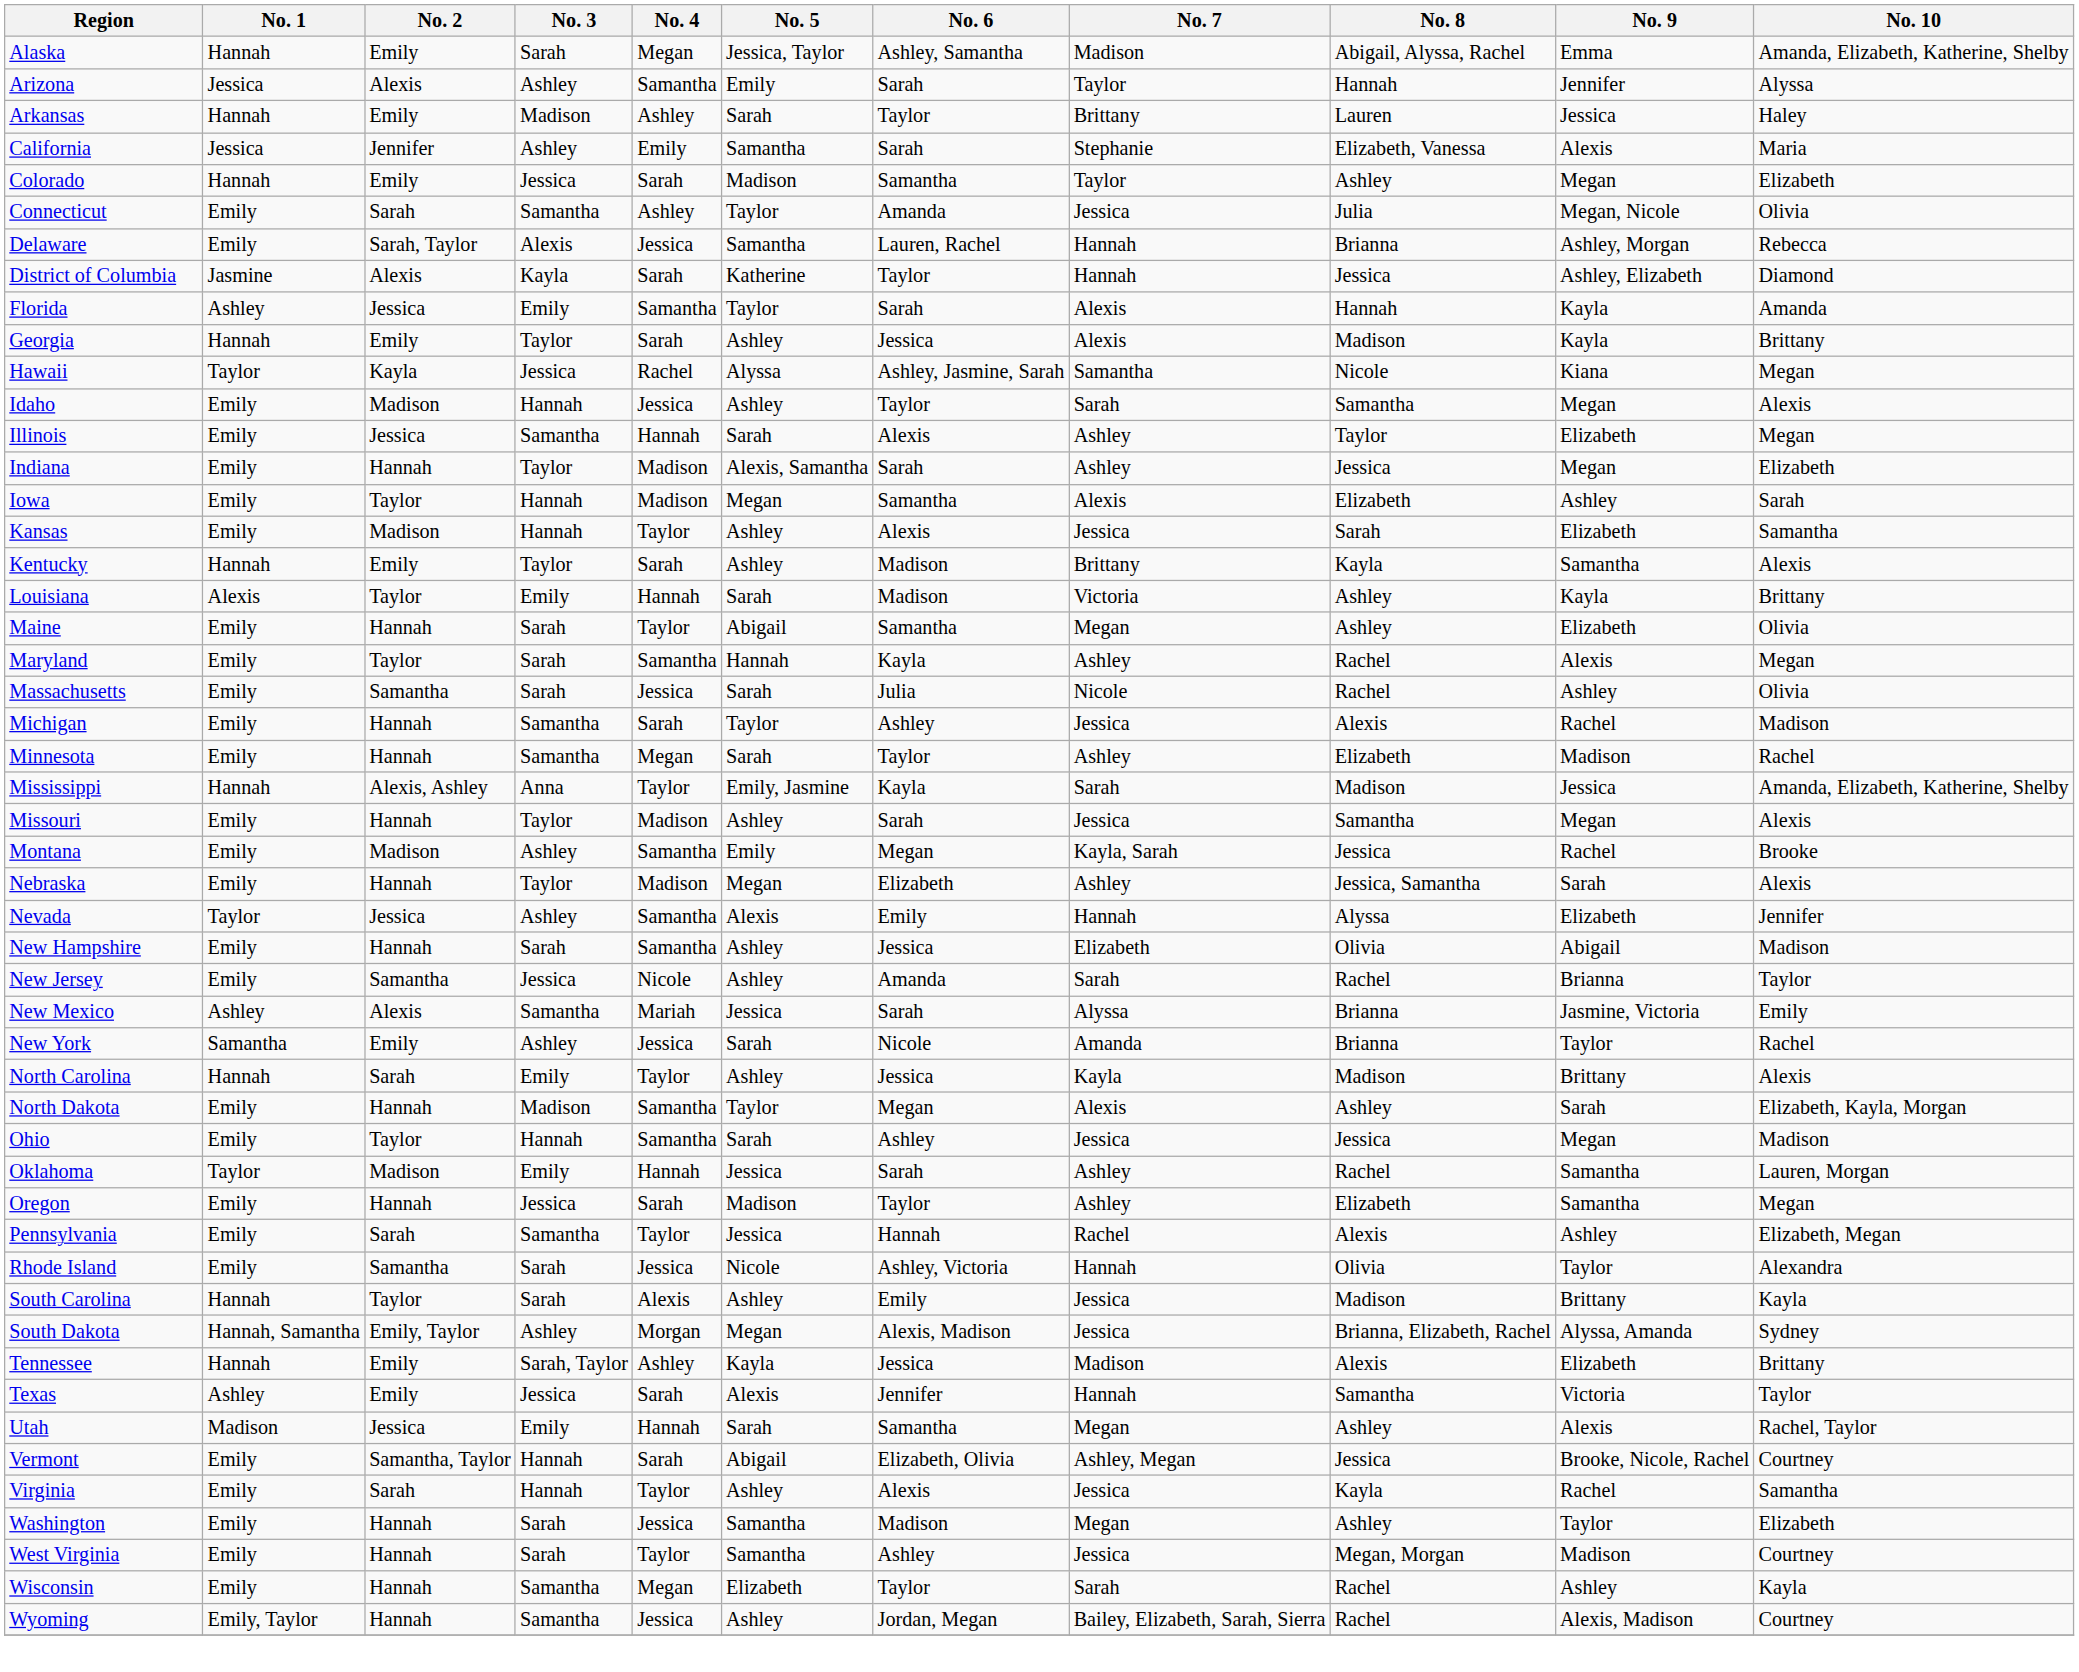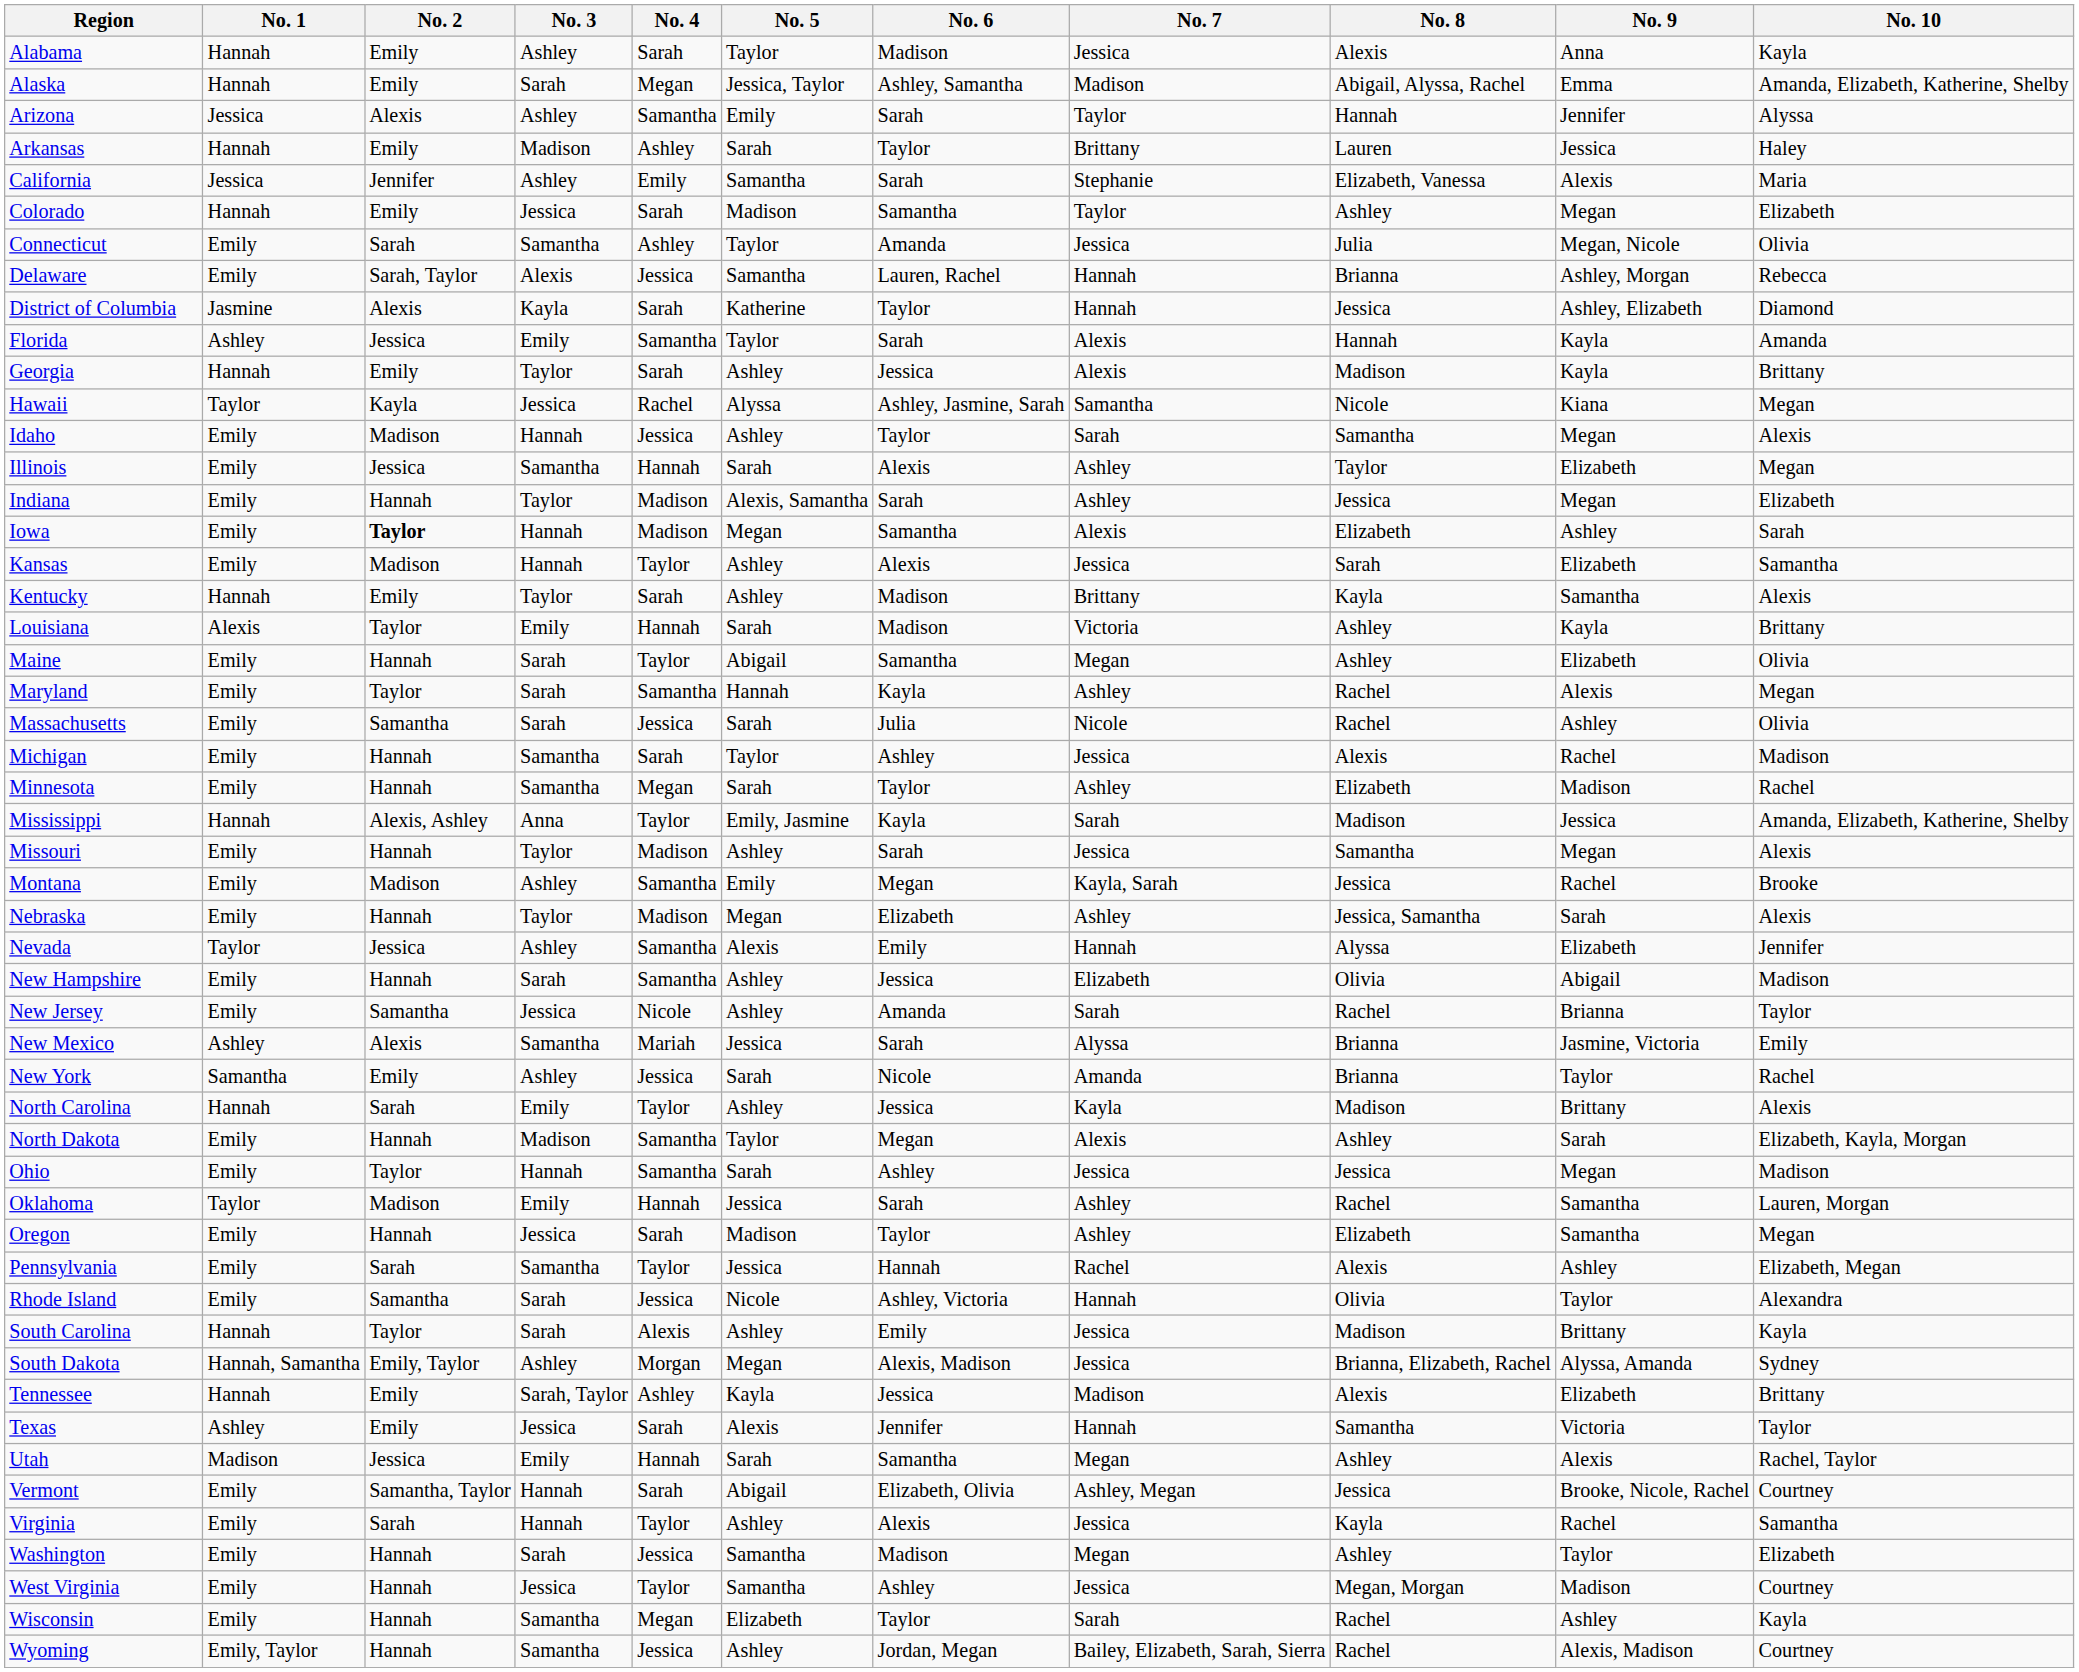+ row: (46, 52)
(395, 500) normal -> (397, 532) bold
(543, 1555) Sarah -> (548, 1587) Jessica
